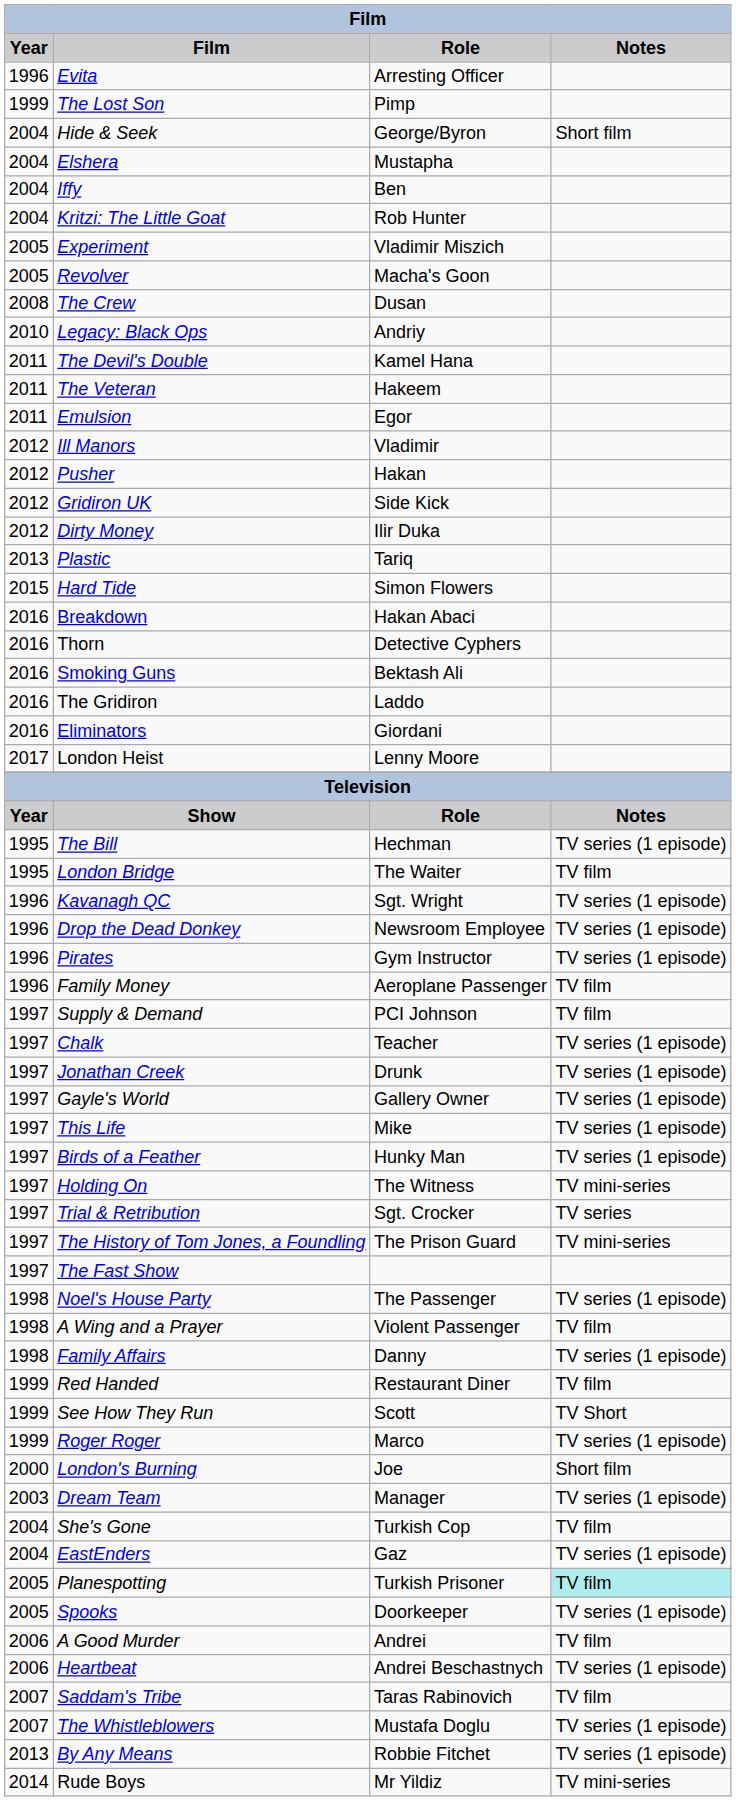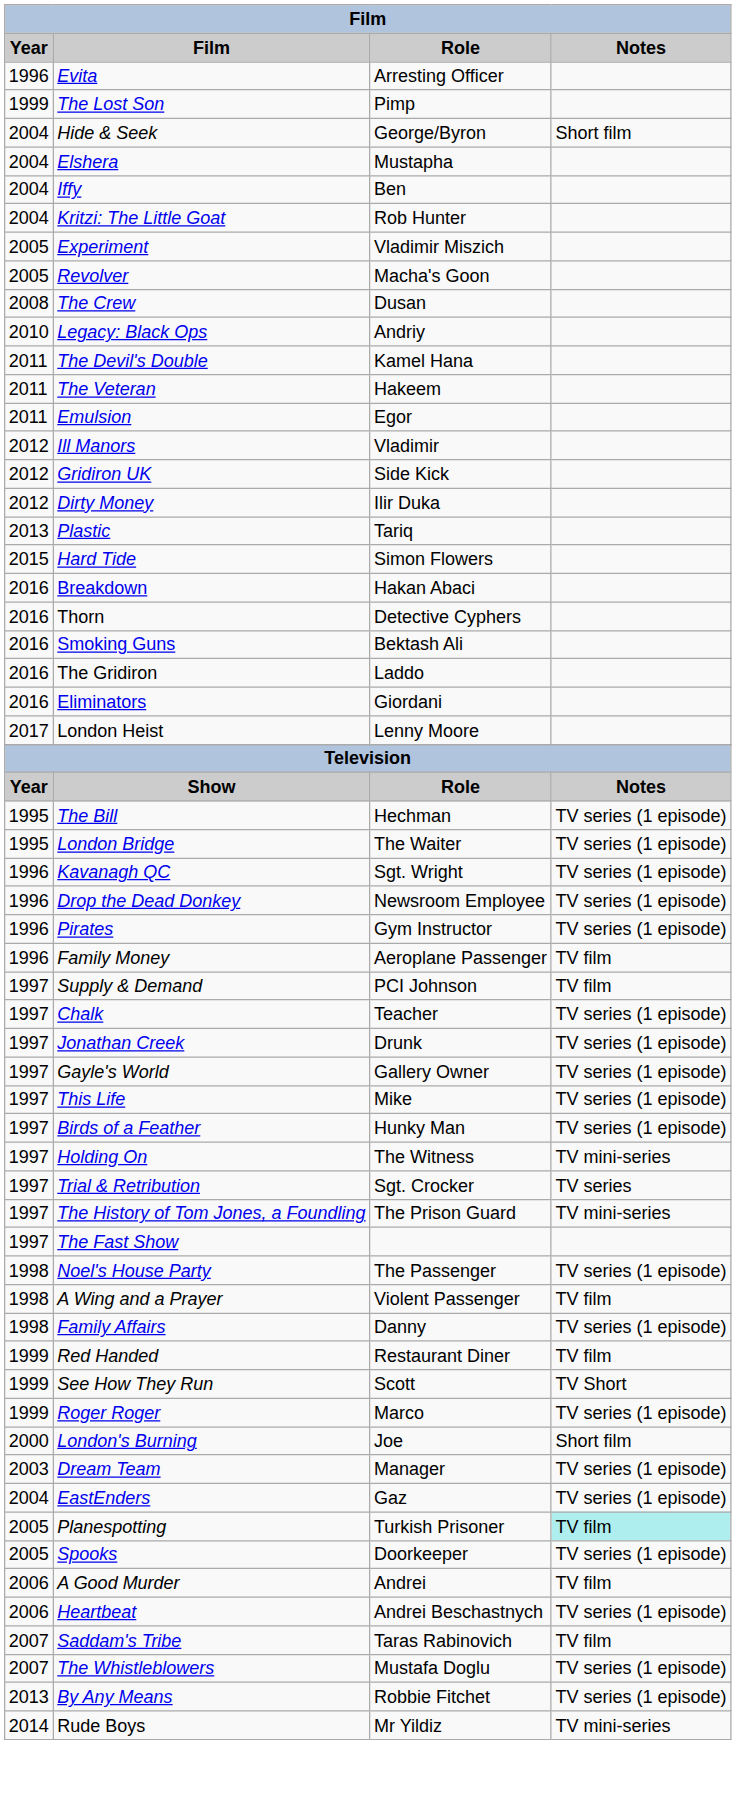- row: (86, 474)
(583, 872) TV film -> (641, 844) TV series (1 episode)
- row: (104, 1526)
